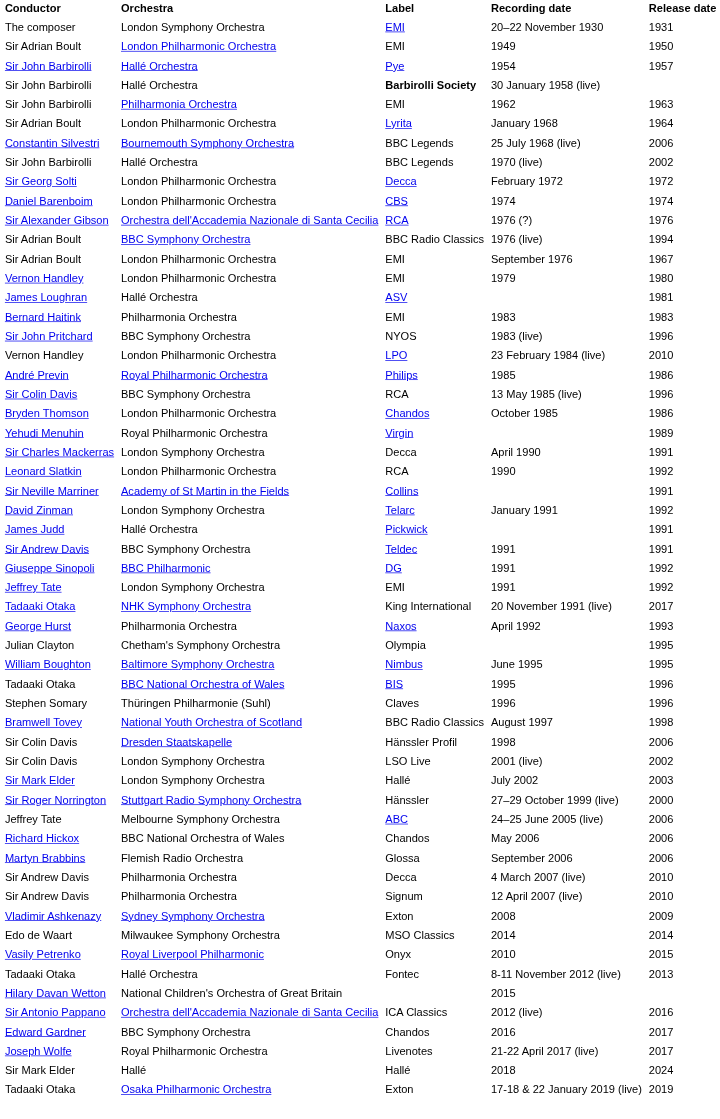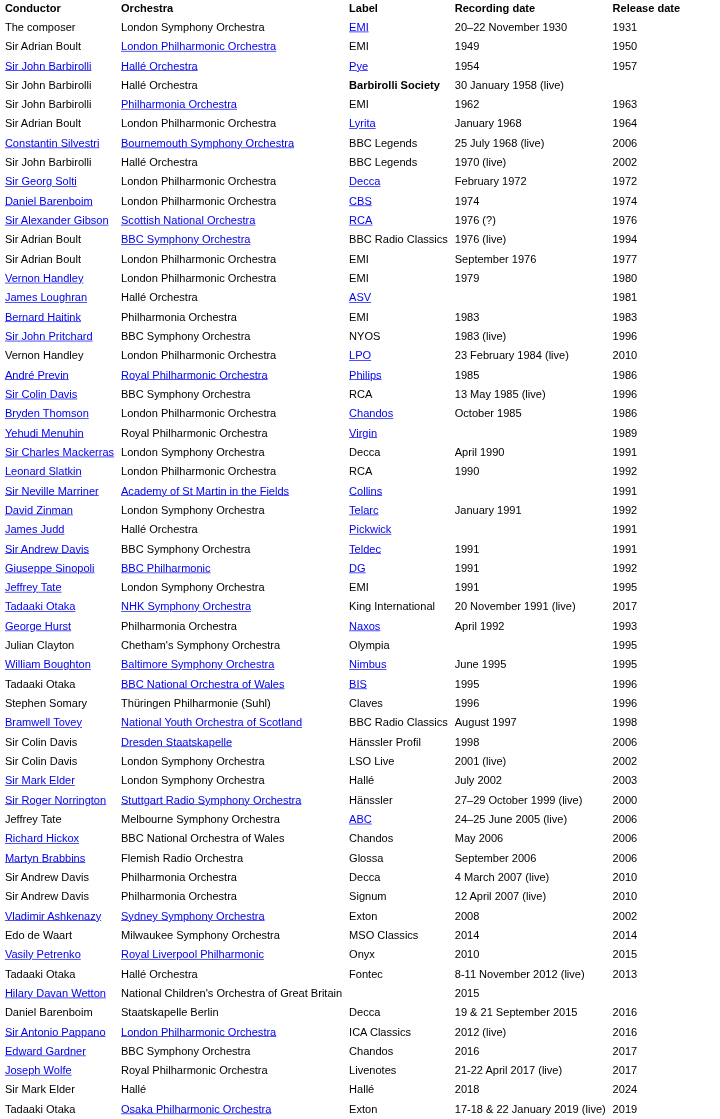(250, 220) Orchestra dell'Accademia Nazionale di Santa Cecilia -> (188, 220) Scottish National Orchestra
(661, 259) 1967 -> (625, 259) 1977
(661, 587) 1992 -> (625, 587) 1995
(661, 916) 2009 -> (625, 916) 2002
+ row: (49, 1012)
(250, 1012) Orchestra dell'Accademia Nazionale di Santa Cecilia -> (199, 1032) London Philharmonic Orchestra
